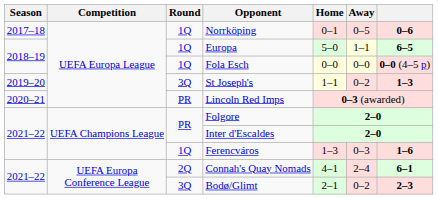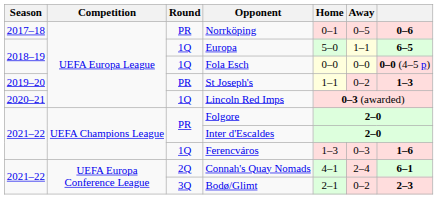(185, 30) 1Q -> (185, 30) PR
(185, 82) 3Q -> (185, 82) PR
(185, 99) PR -> (185, 99) 1Q
